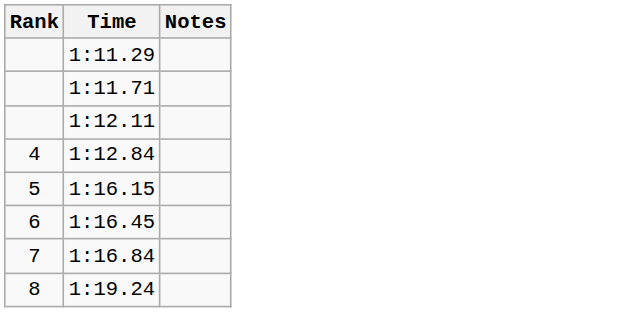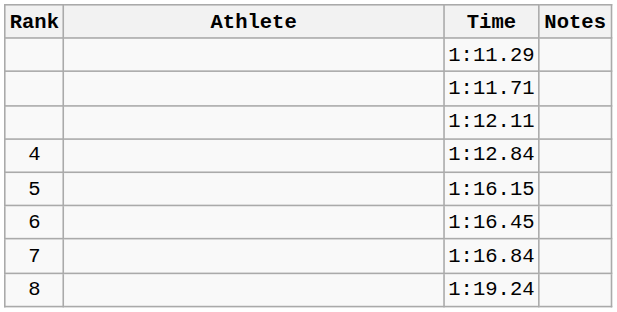+ column: (254, 22)
